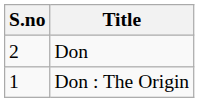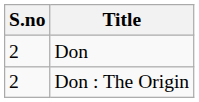(14, 81) 1 -> (14, 81) 2
